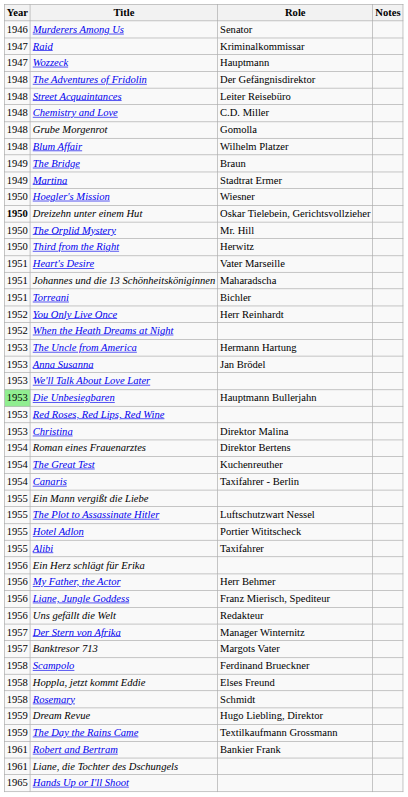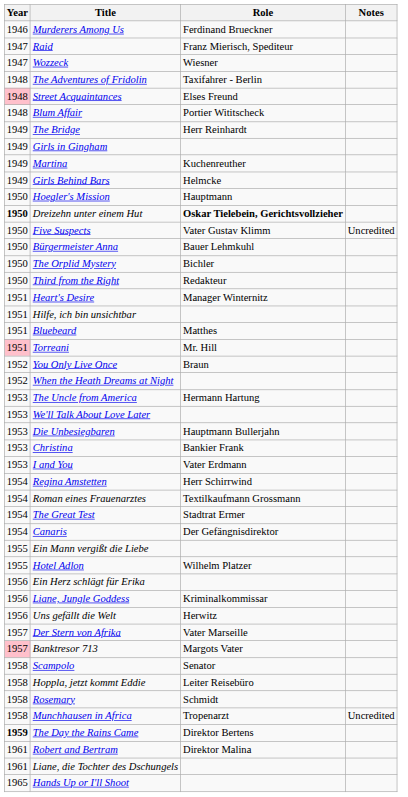(236, 29) Senator -> (228, 29) Ferdinand Brueckner
(262, 46) Kriminalkommissar -> (238, 46) Franz Mierisch, Spediteur
(245, 63) Hauptmann -> (200, 63) Wiesner
(268, 79) Der Gefängnisdirektor -> (223, 79) Taxifahrer - Berlin
(17, 96) no background -> (17, 96) pink background
(255, 96) Leiter Reisebüro -> (210, 96) Elses Freund
- row: (75, 113)
- row: (70, 130)
(254, 146) Wilhelm Platzer -> (224, 113) Portier Wititscheck
(233, 163) Braun -> (215, 130) Herr Reinhardt
+ row: (70, 146)
(251, 180) Stadtrat Ermer -> (214, 163) Kuchenreuther
+ row: (71, 180)
(237, 197) Wiesner -> (208, 197) Hauptmann
(295, 213) normal -> (263, 213) bold
+ row: (62, 230)
+ row: (75, 247)
(237, 230) Mr. Hill -> (199, 264) Bichler
(237, 247) Herwitz -> (205, 280) Redakteur
(252, 264) Vater Marseille -> (225, 297) Manager Winternitz
+ row: (84, 314)
- row: (124, 280)
+ row: (55, 331)
(17, 297) no background -> (17, 347) pink background
(236, 297) Bichler -> (200, 347) Mr. Hill
(252, 314) Herr Reinhardt -> (196, 364) Braun
- row: (63, 364)
(17, 398) lightgreen background -> (17, 431) no background
- row: (99, 414)
(254, 431) Direktor Malina -> (213, 448) Bankier Frank
+ row: (53, 465)
+ row: (70, 481)
(255, 448) Direktor Bertens -> (242, 498) Textilkaufmann Grossmann
(251, 465) Kuchenreuther -> (214, 515) Stadtrat Ermer
(260, 481) Taxifahrer - Berlin -> (231, 532) Der Gefängnisdirektor
- row: (96, 515)
(261, 532) Portier Wititscheck -> (217, 565) Wilhelm Platzer
- row: (43, 548)
- row: (77, 582)
(275, 599) Franz Mierisch, Spediteur -> (225, 599) Kriminalkommissar
(242, 615) Redakteur -> (200, 615) Herwitz
(262, 632) Manager Winternitz -> (215, 632) Vater Marseille
(17, 649) no background -> (17, 649) pink background
(265, 666) Ferdinand Brueckner -> (199, 666) Senator
(247, 682) Elses Freund -> (218, 682) Leiter Reisebüro
+ row: (82, 716)
- row: (61, 716)
(17, 733) normal -> (17, 733) bold
(279, 733) Textilkaufmann Grossmann -> (218, 733) Direktor Bertens
(250, 749) Bankier Frank -> (217, 749) Direktor Malina
